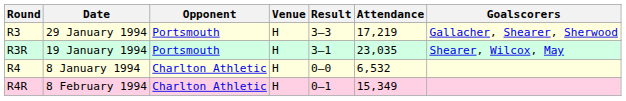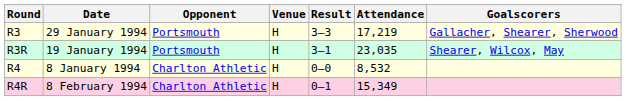(374, 68) 6,532 -> (374, 68) 8,532
